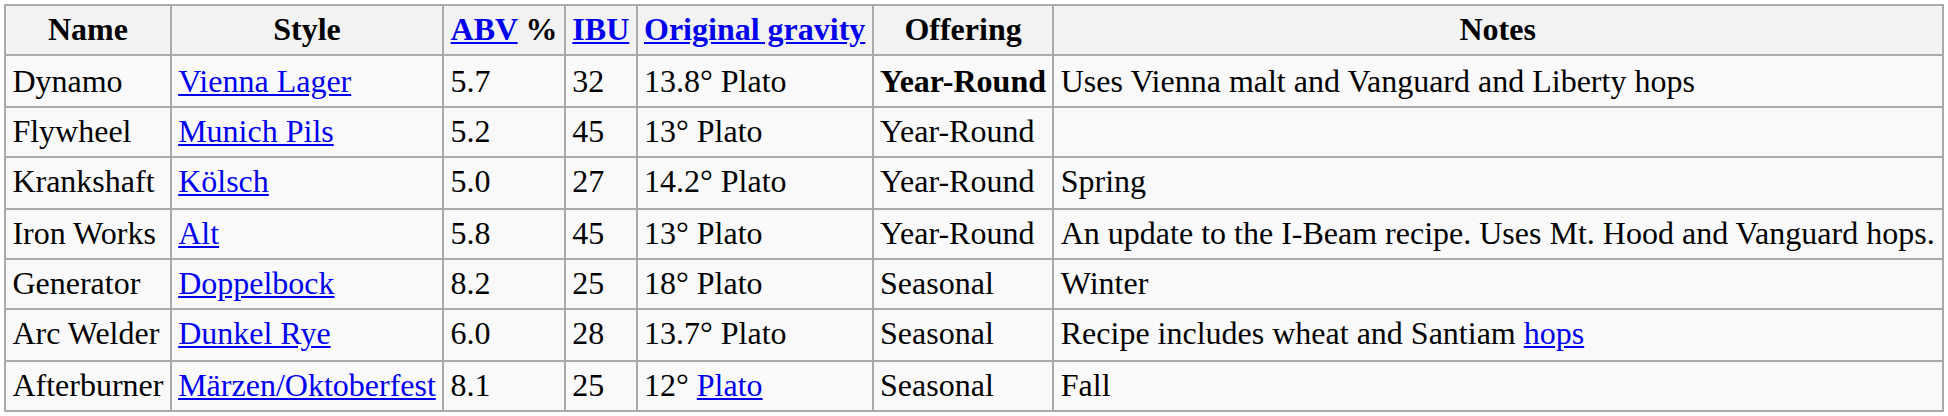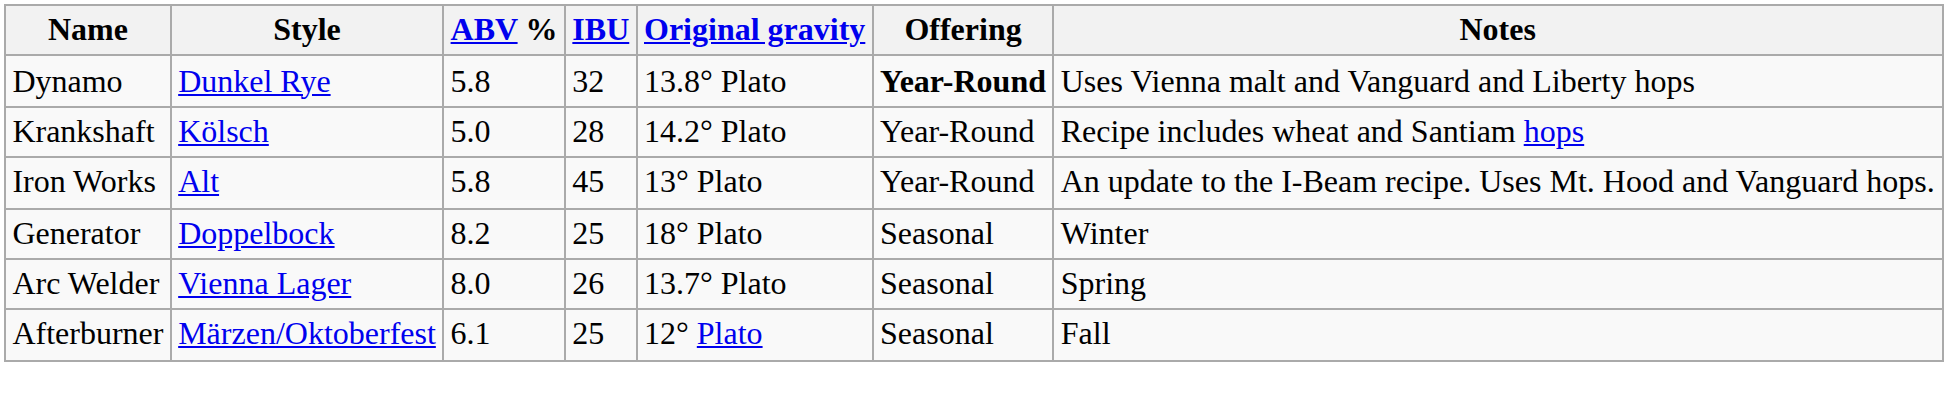(265, 80) Vienna Lager -> (254, 80) Dunkel Rye
(471, 80) 5.7 -> (471, 80) 5.8
- row: (72, 131)
(588, 182) 27 -> (588, 131) 28
(1103, 182) Spring -> (1322, 131) Recipe includes wheat and Santiam hops
(254, 334) Dunkel Rye -> (265, 283) Vienna Lager
(471, 334) 6.0 -> (471, 283) 8.0
(588, 334) 28 -> (588, 283) 26
(1322, 334) Recipe includes wheat and Santiam hops -> (1103, 283) Spring
(471, 385) 8.1 -> (471, 334) 6.1
